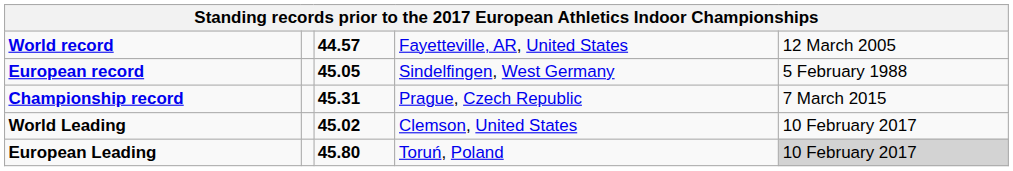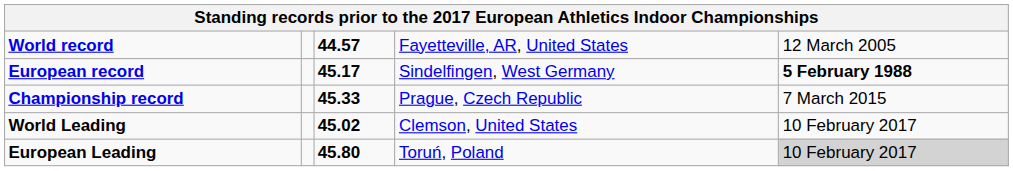(339, 71) 45.05 -> (339, 71) 45.17
(845, 71) normal -> (847, 71) bold
(339, 98) 45.31 -> (339, 98) 45.33
